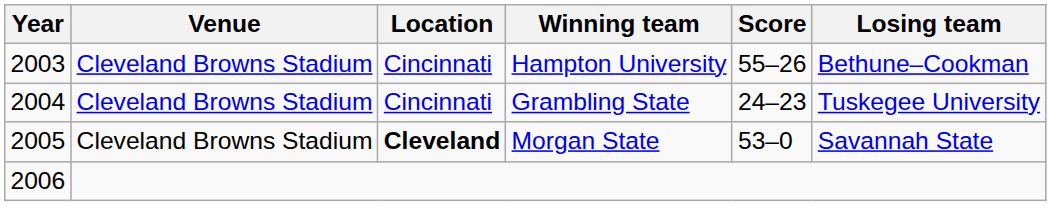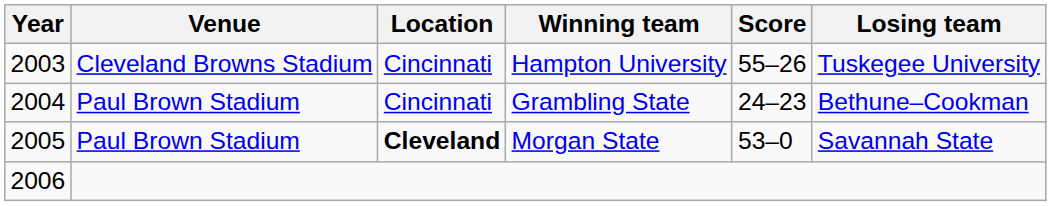(923, 63) Bethune–Cookman -> (929, 63) Tuskegee University
(225, 102) Cleveland Browns Stadium -> (188, 102) Paul Brown Stadium
(929, 102) Tuskegee University -> (923, 102) Bethune–Cookman
(225, 141) Cleveland Browns Stadium -> (188, 141) Paul Brown Stadium
